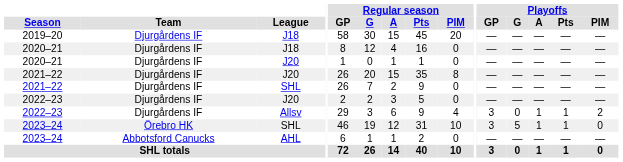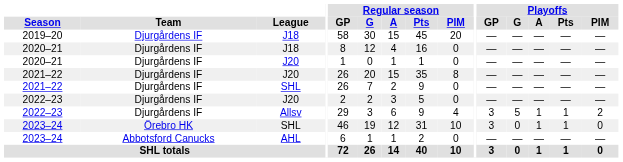(517, 112) 0 -> (517, 112) 5
(517, 125) 5 -> (517, 125) 0
